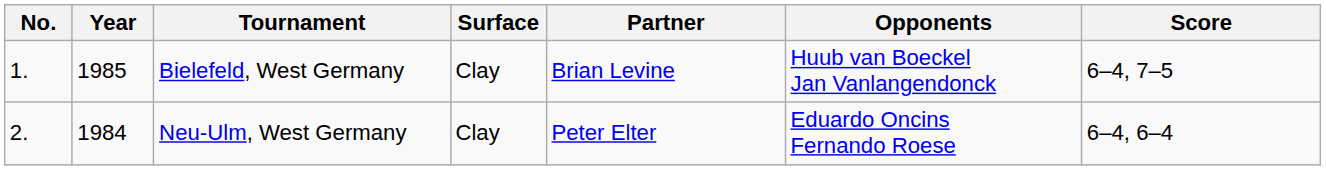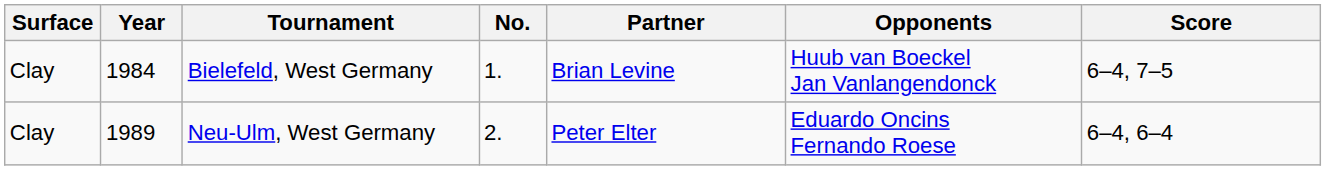columns swapped: (38, 22) <-> (498, 22)
(102, 70) 1985 -> (131, 70) 1984
(102, 132) 1984 -> (131, 132) 1989
